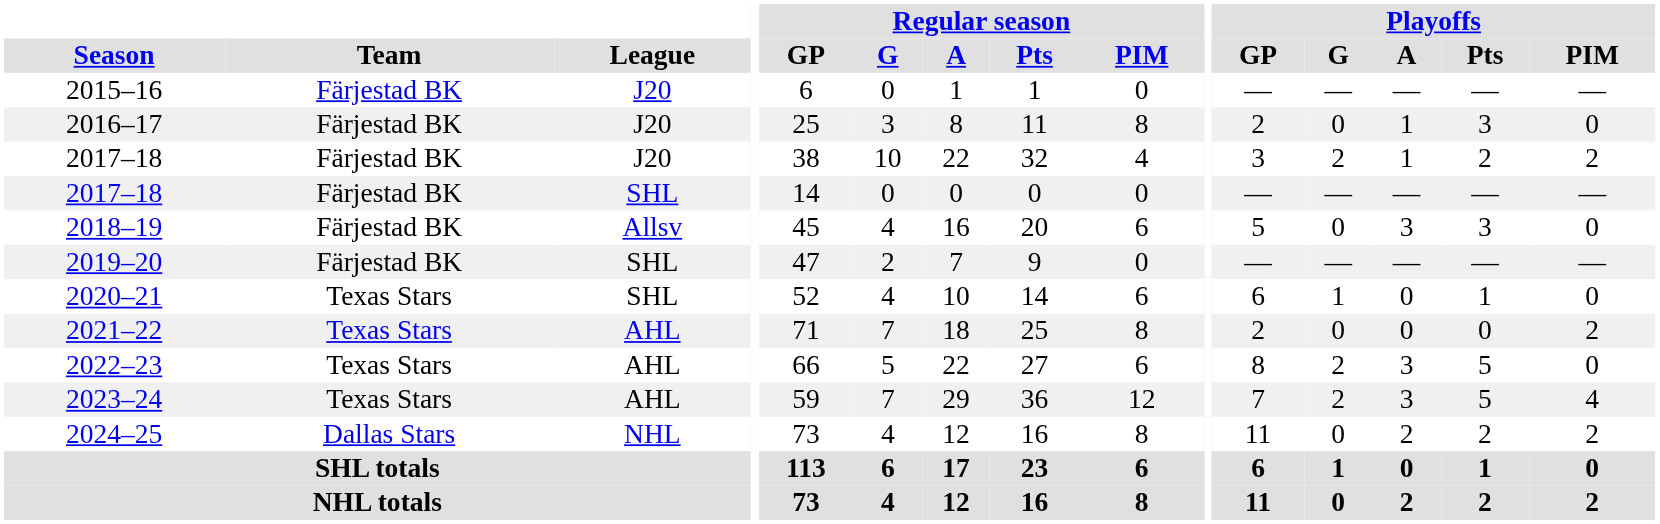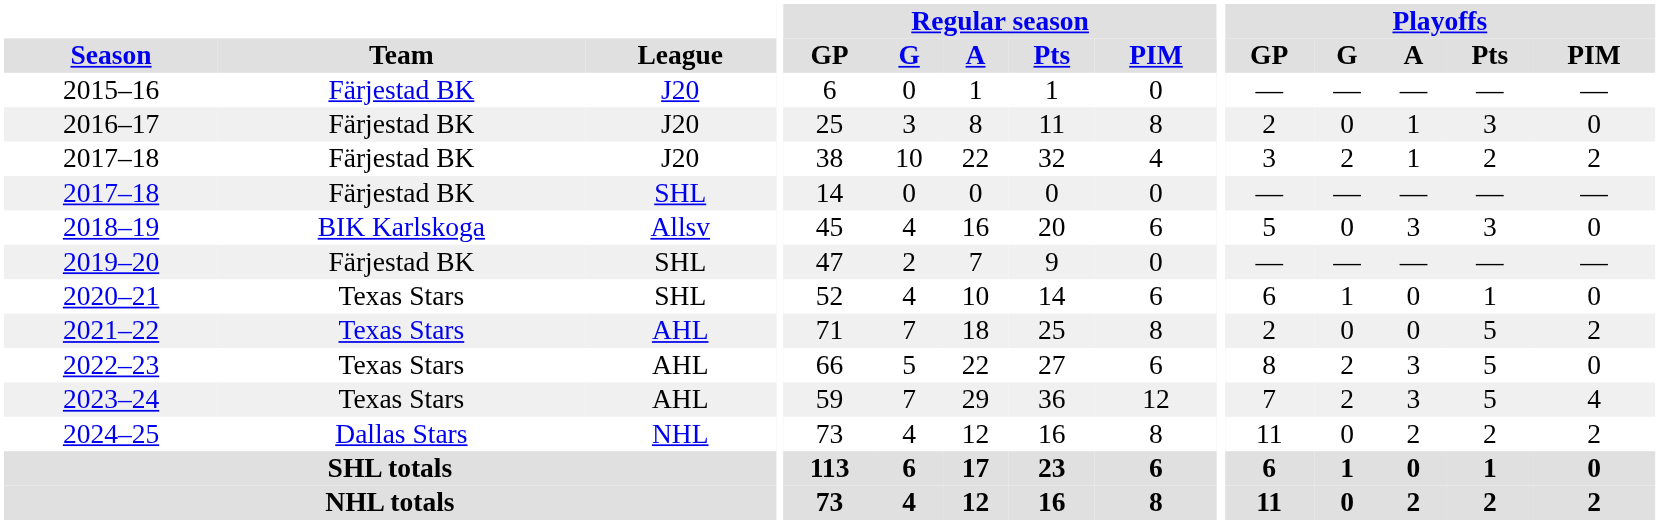(389, 227) Färjestad BK -> (401, 227) BIK Karlskoga
(1485, 330) 0 -> (1490, 330) 5
